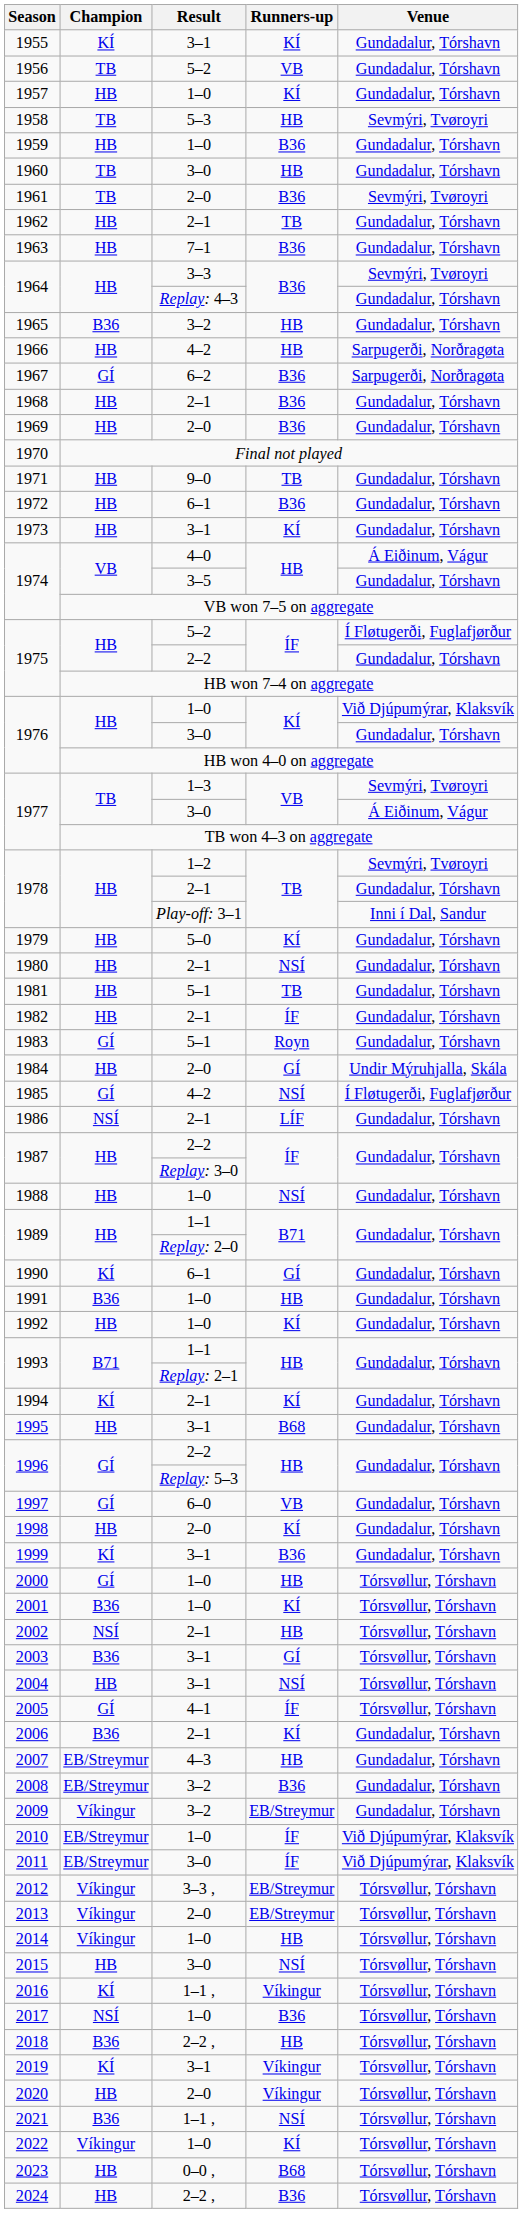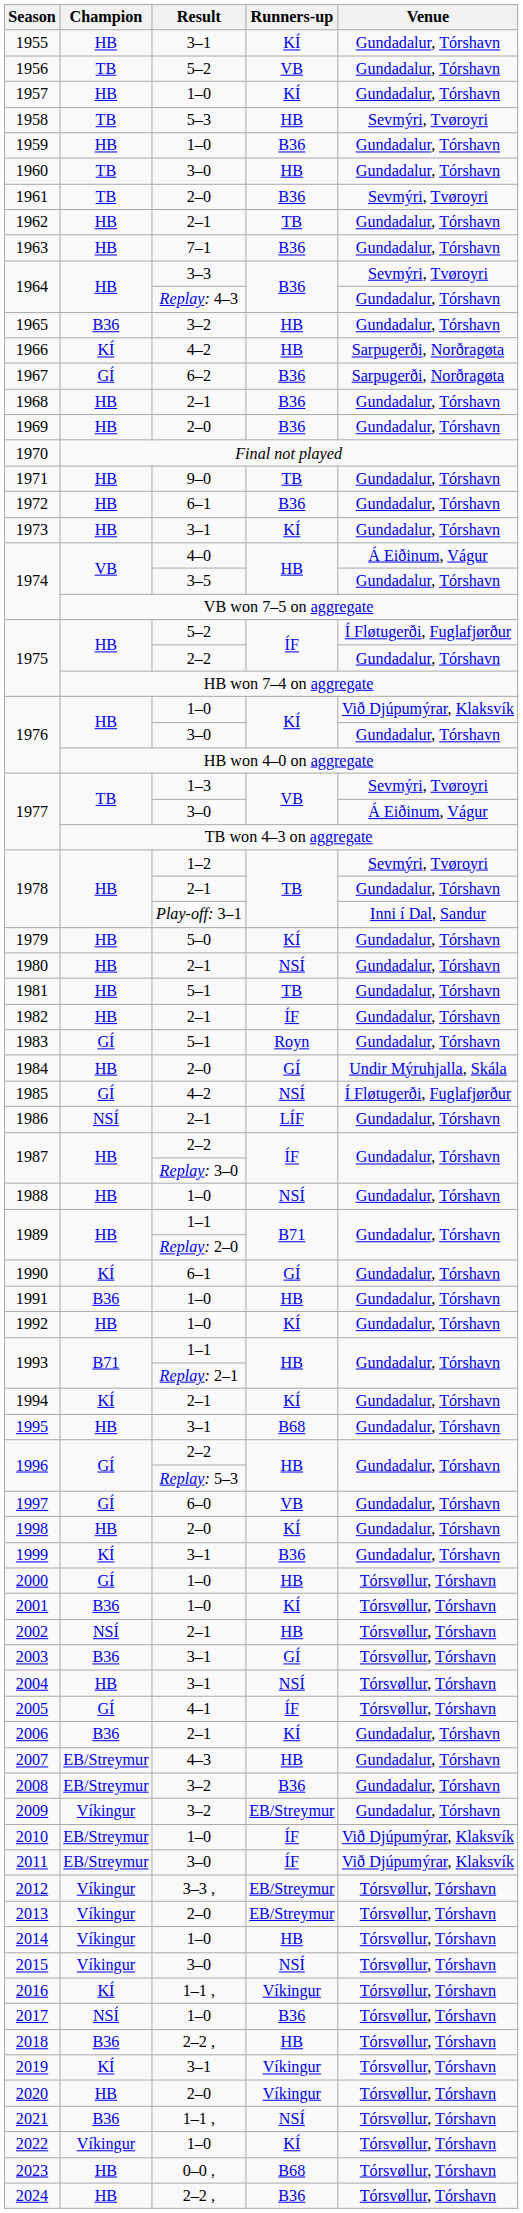(106, 42) KÍ -> (106, 42) HB
(106, 350) HB -> (106, 350) KÍ
(106, 1965) HB -> (106, 1965) Víkingur
